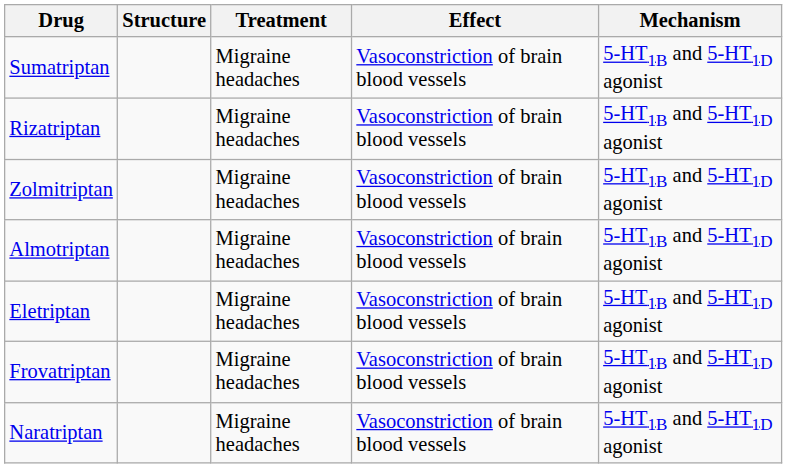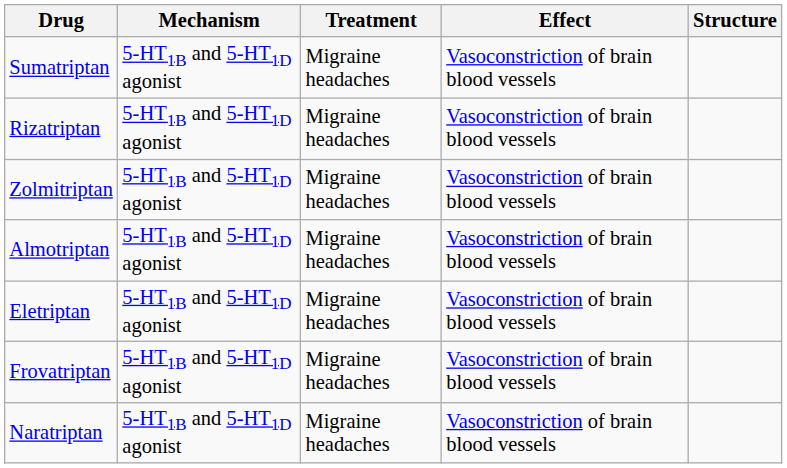columns swapped: (690, 20) <-> (164, 20)
